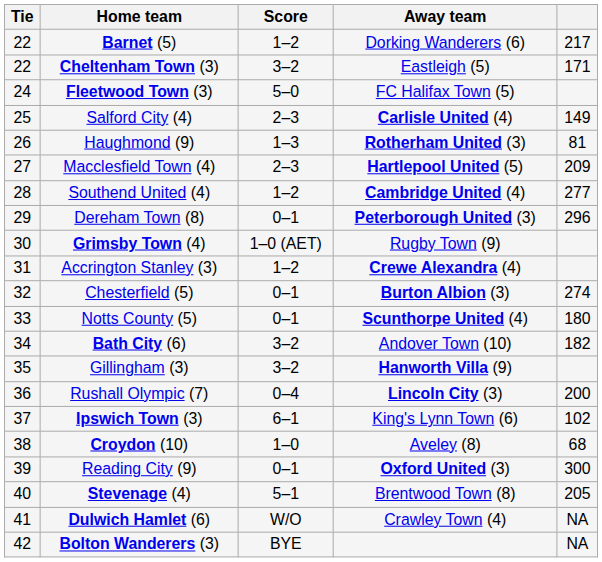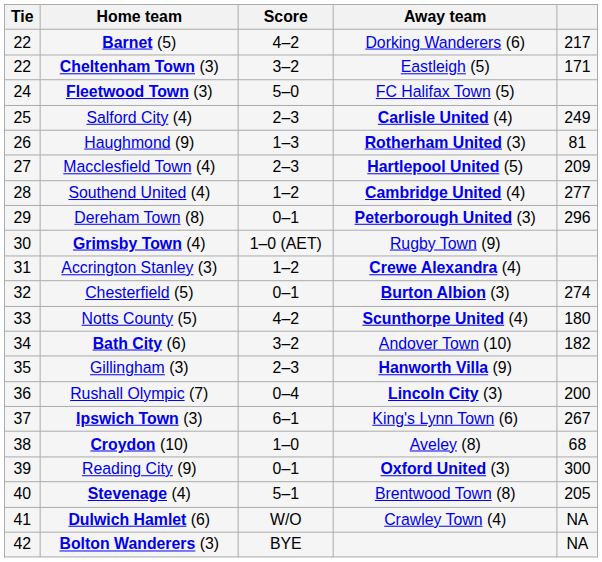(286, 42) 1–2 -> (286, 42) 4–2
(577, 117) 149 -> (577, 117) 249
(286, 318) 0–1 -> (286, 318) 4–2
(286, 368) 3–2 -> (286, 368) 2–3
(577, 419) 102 -> (577, 419) 267
